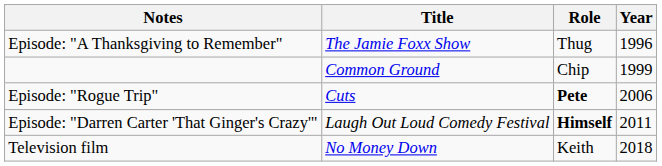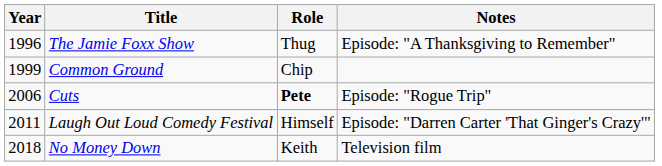columns swapped: (636, 17) <-> (163, 17)
(585, 122) bold -> (307, 122) normal
